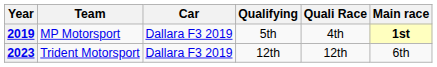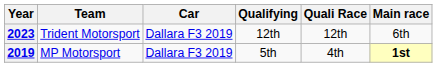rows swapped: (21, 34) <-> (21, 53)
